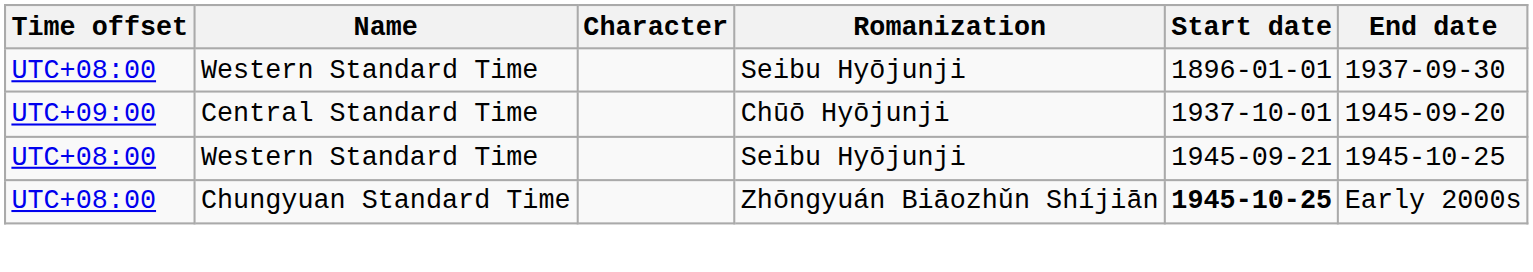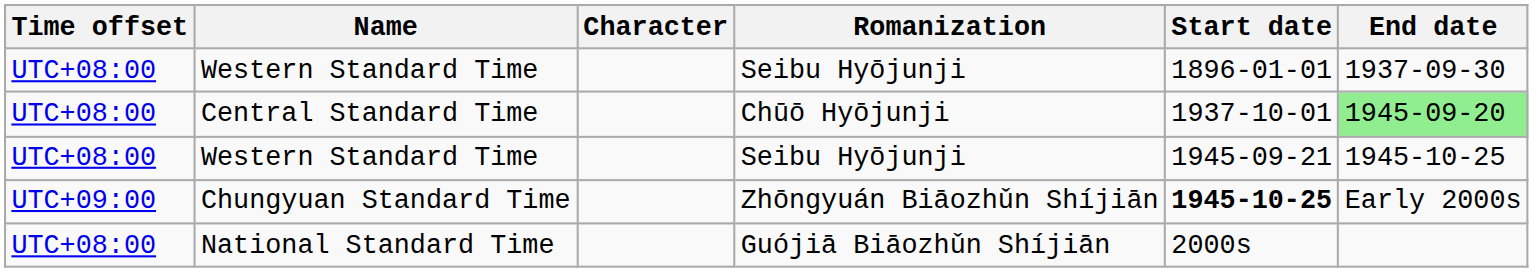(84, 114) UTC+09:00 -> (84, 114) UTC+08:00
(1425, 114) no background -> (1425, 114) lightgreen background
(84, 201) UTC+08:00 -> (84, 201) UTC+09:00
+ row: (378, 245)
